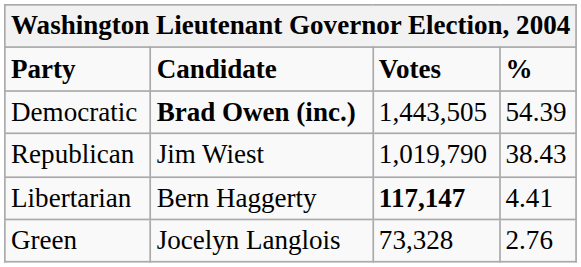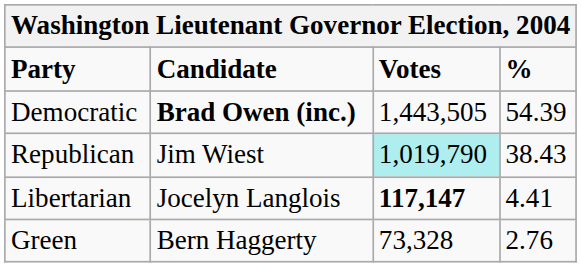(433, 154) no background -> (433, 154) paleturquoise background
(237, 197) Bern Haggerty -> (249, 197) Jocelyn Langlois
(249, 240) Jocelyn Langlois -> (237, 240) Bern Haggerty
